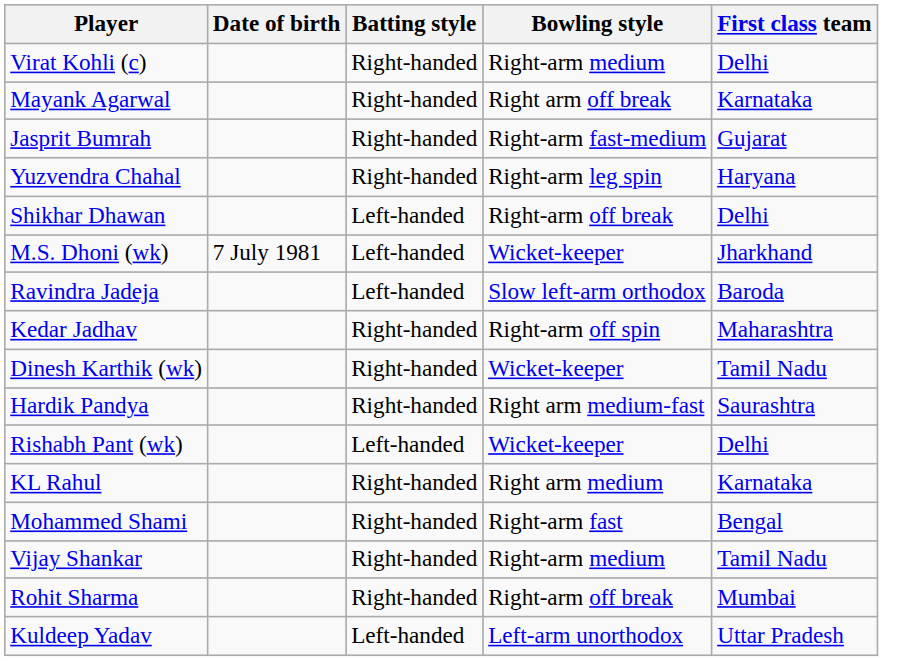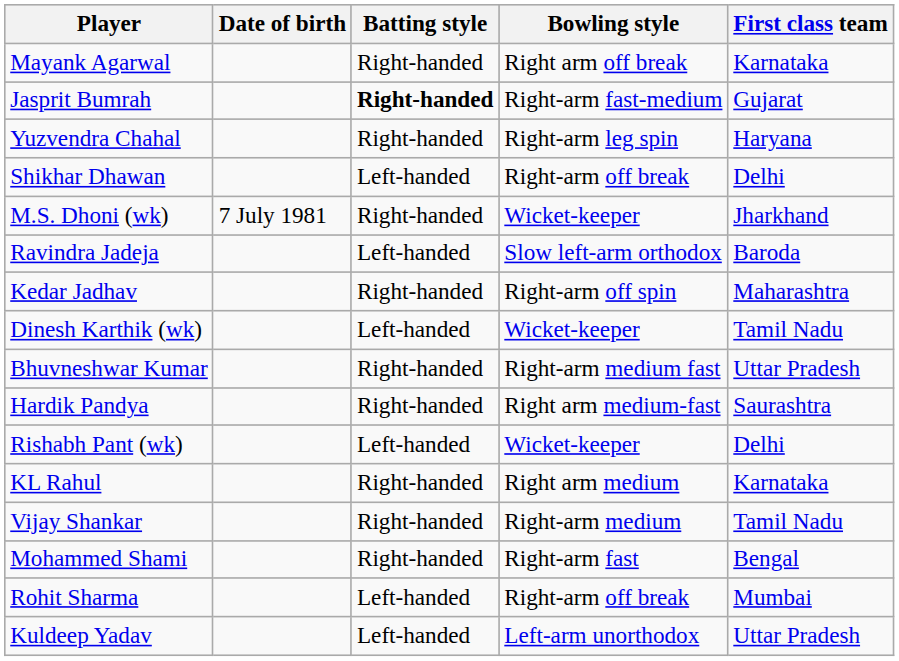- row: (78, 62)
(414, 138) normal -> (425, 100) bold
(408, 253) Left-handed -> (420, 215) Right-handed
(414, 368) Right-handed -> (414, 329) Left-handed
+ row: (109, 368)
rows swapped: (99, 521) <-> (76, 559)
(414, 597) Right-handed -> (414, 597) Left-handed
